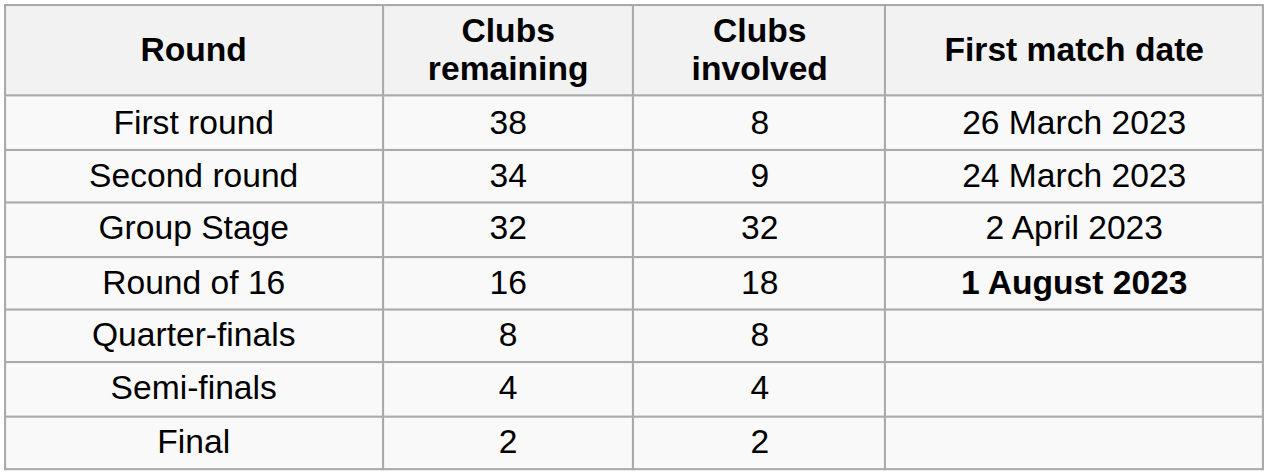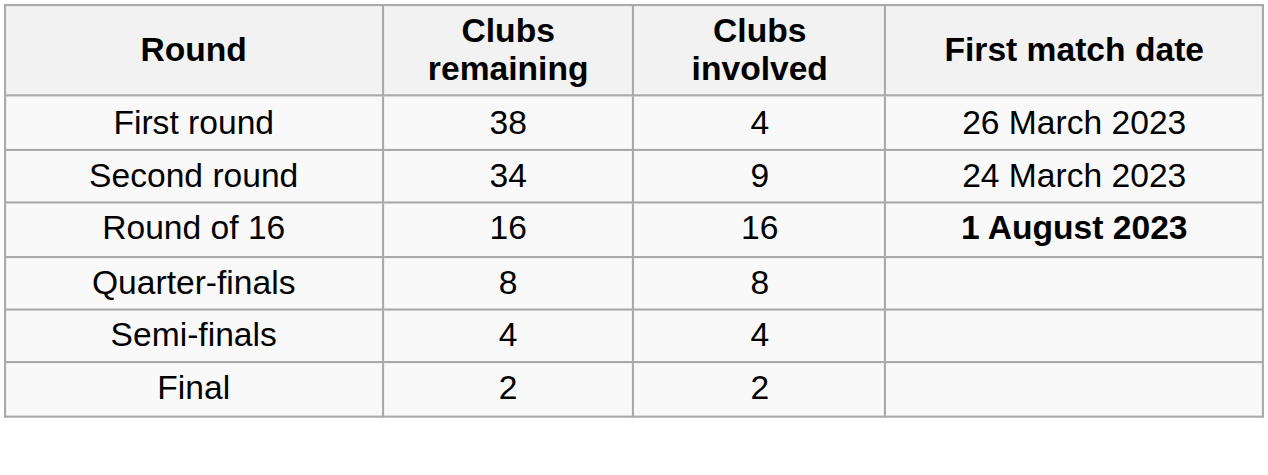(760, 122) 8 -> (760, 122) 4
- row: (194, 228)
(760, 282) 18 -> (760, 228) 16
